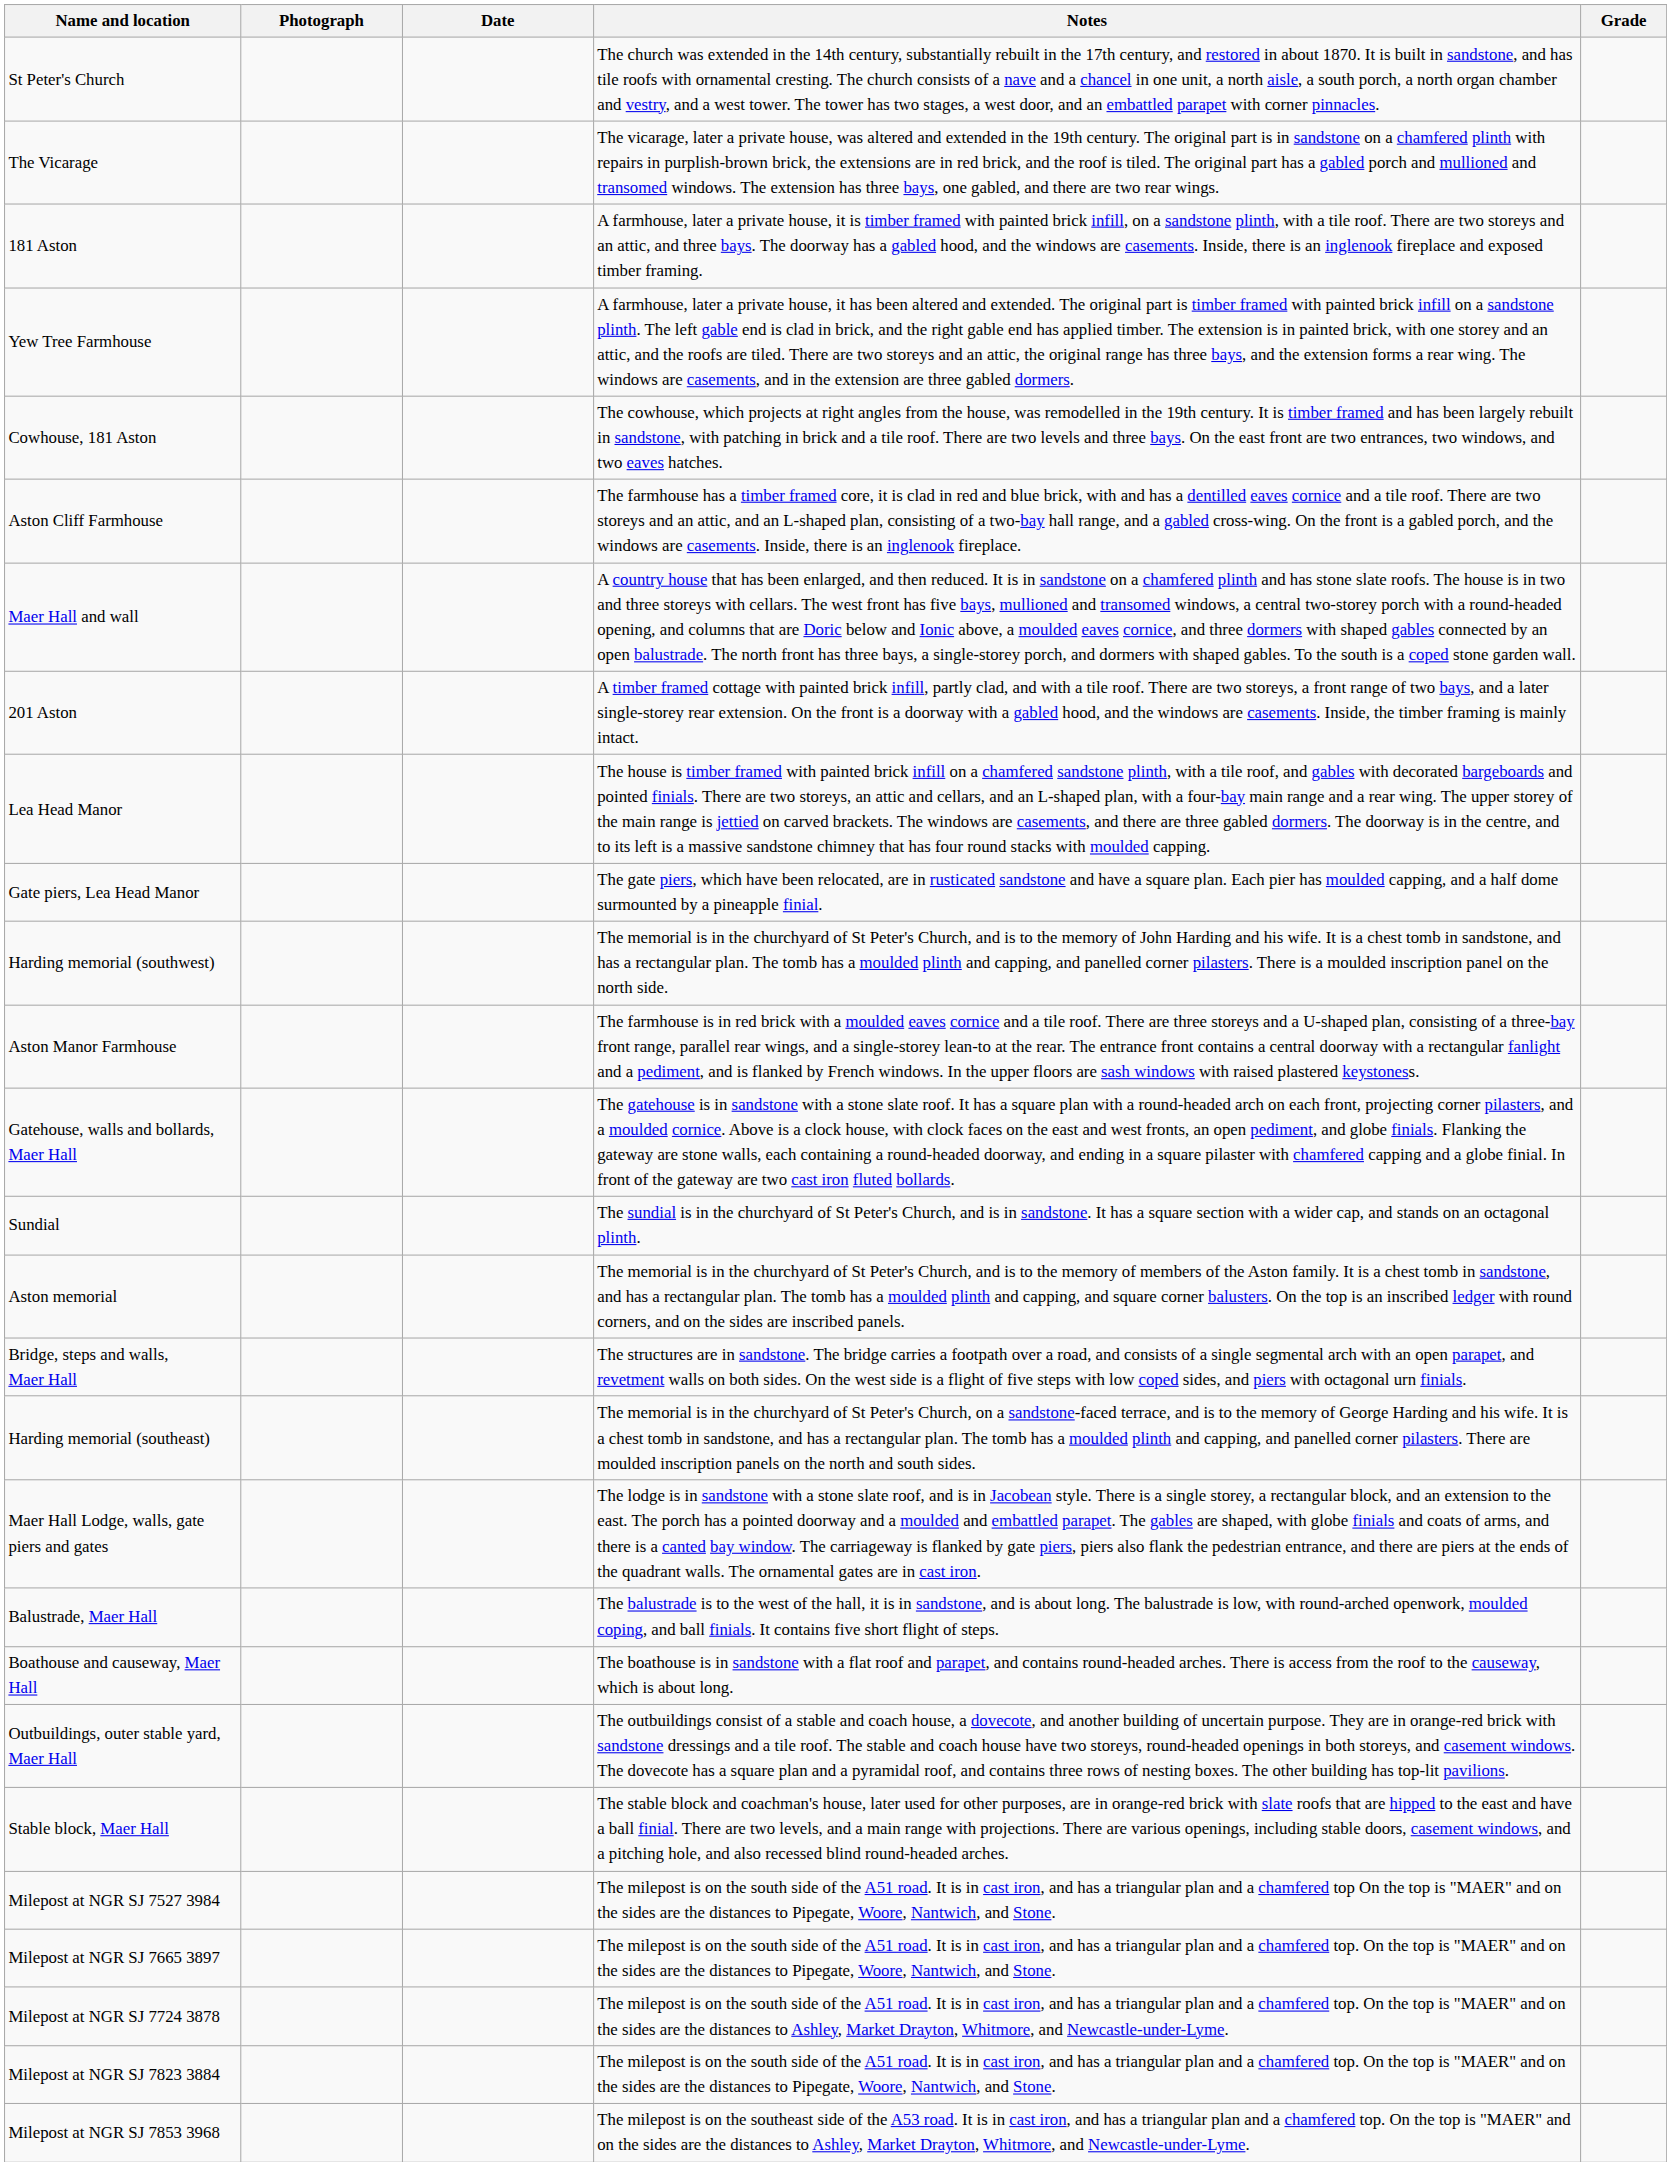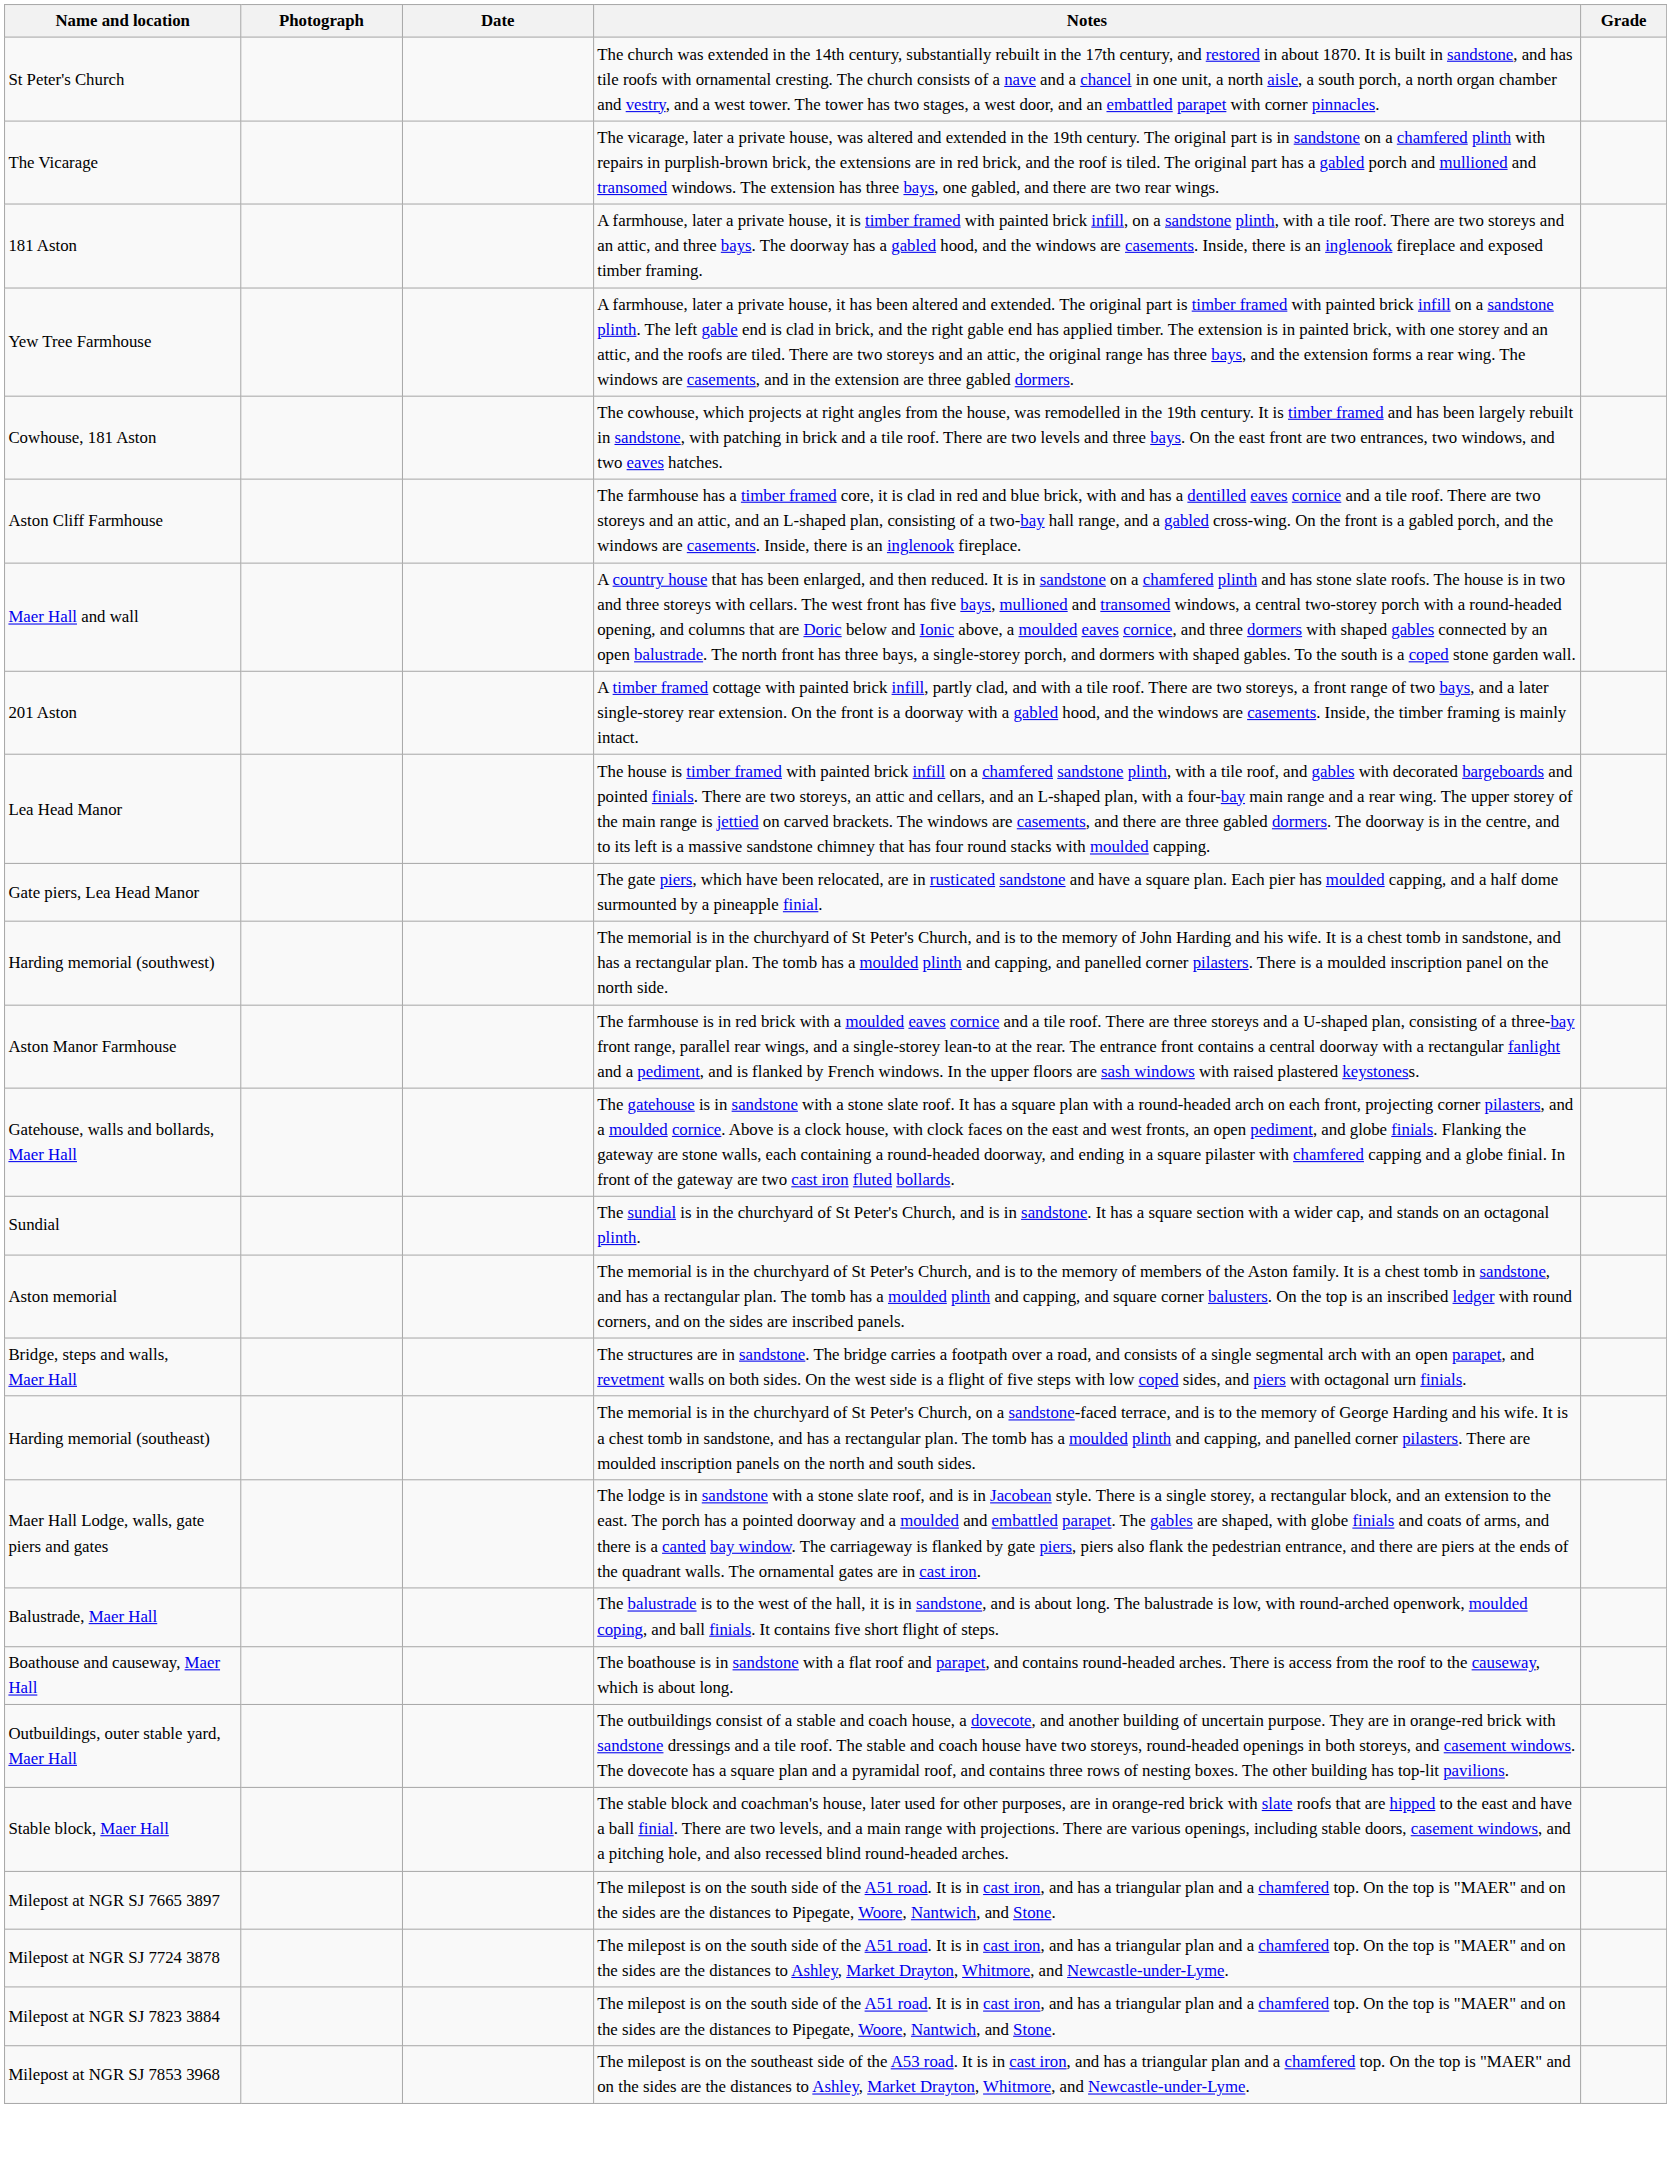- row: (114, 1900)
